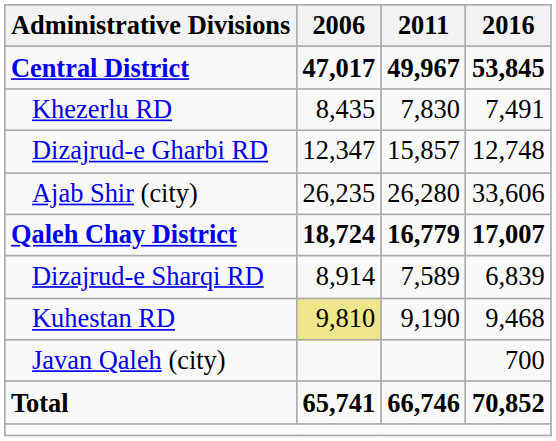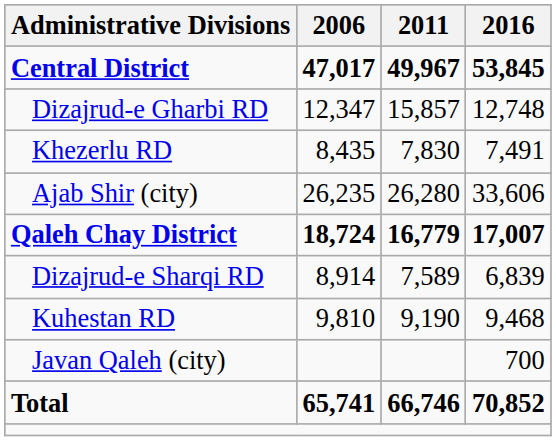rows swapped: (150, 151) <-> (102, 109)
(345, 318) khaki background -> (345, 318) no background
